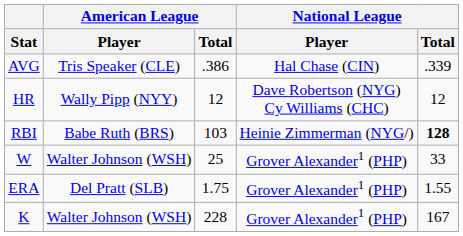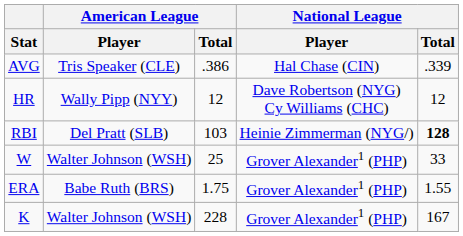(119, 132) Babe Ruth (BRS) -> (119, 132) Del Pratt (SLB)
(119, 188) Del Pratt (SLB) -> (119, 188) Babe Ruth (BRS)
